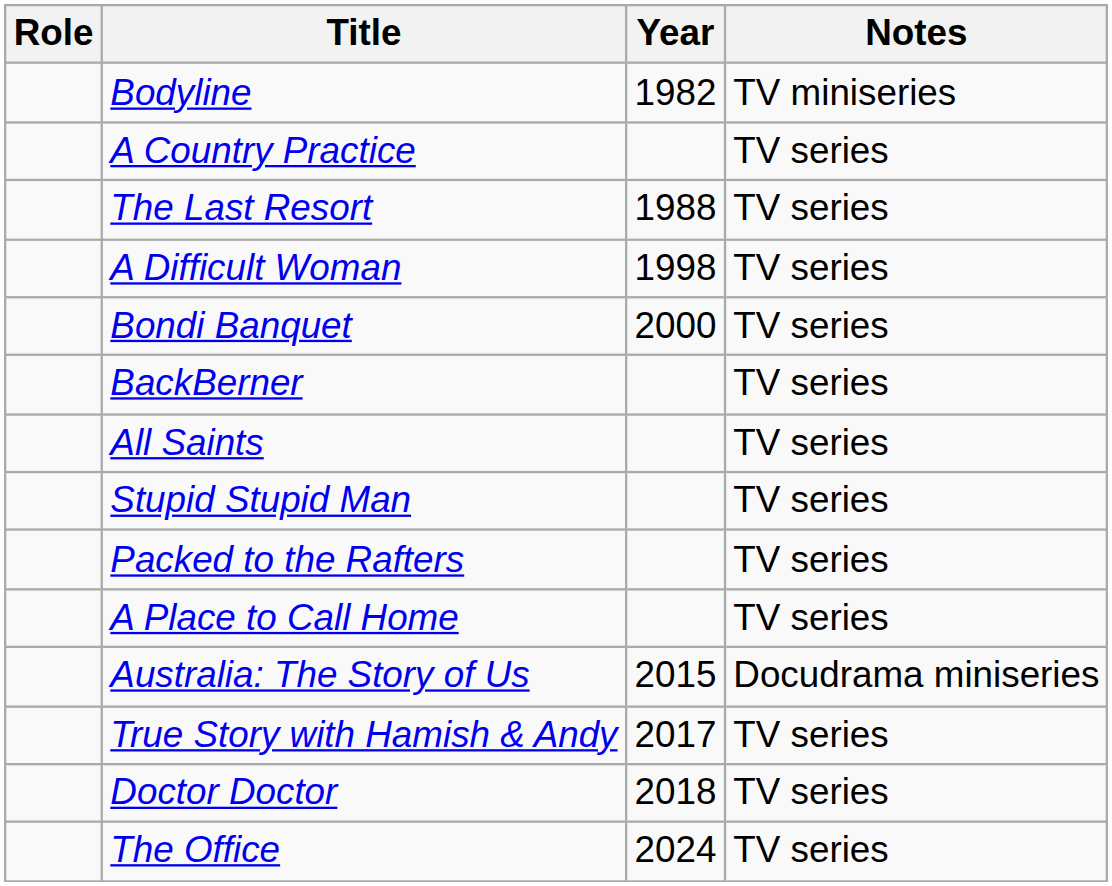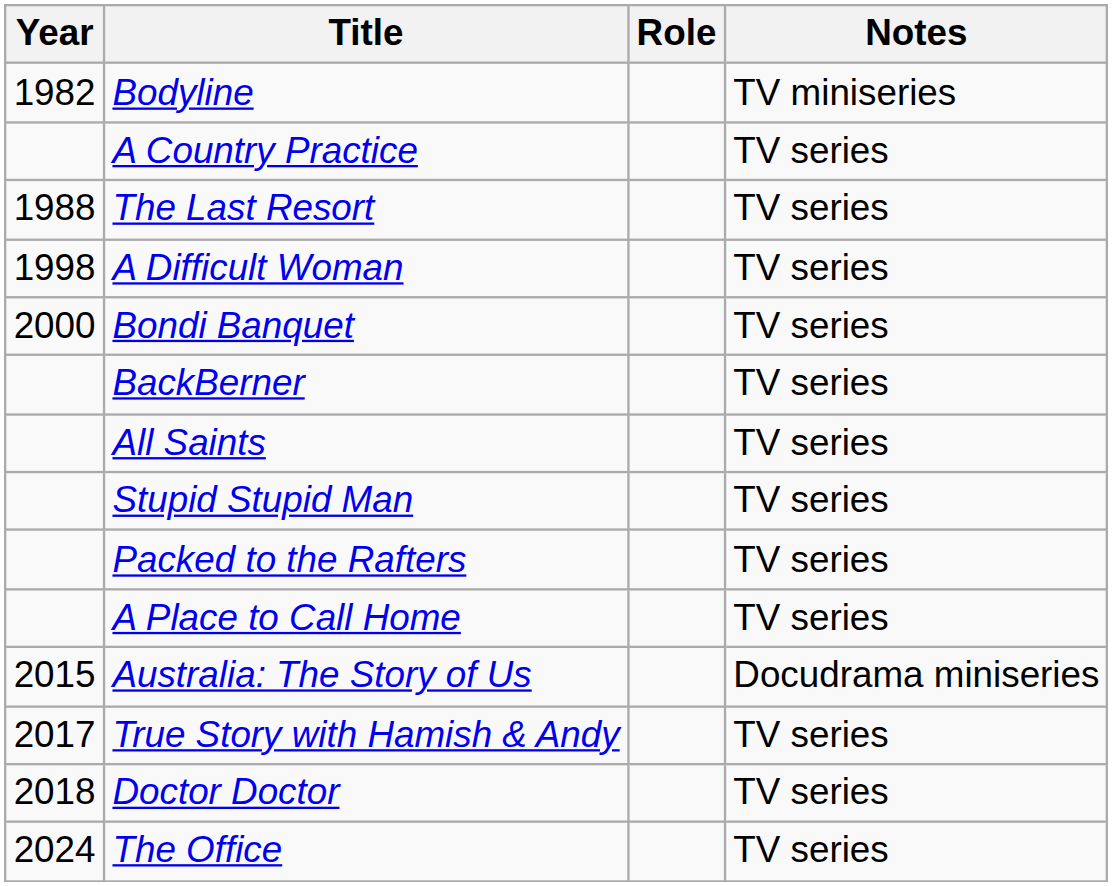columns swapped: (675, 33) <-> (54, 33)
